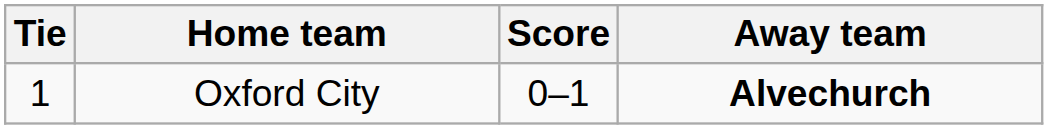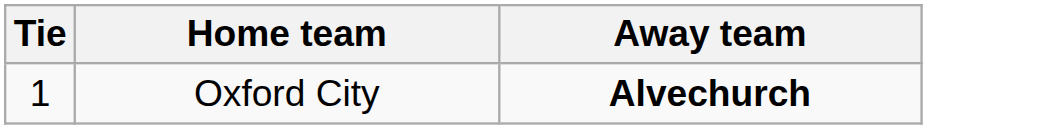- column: (558, 33)
